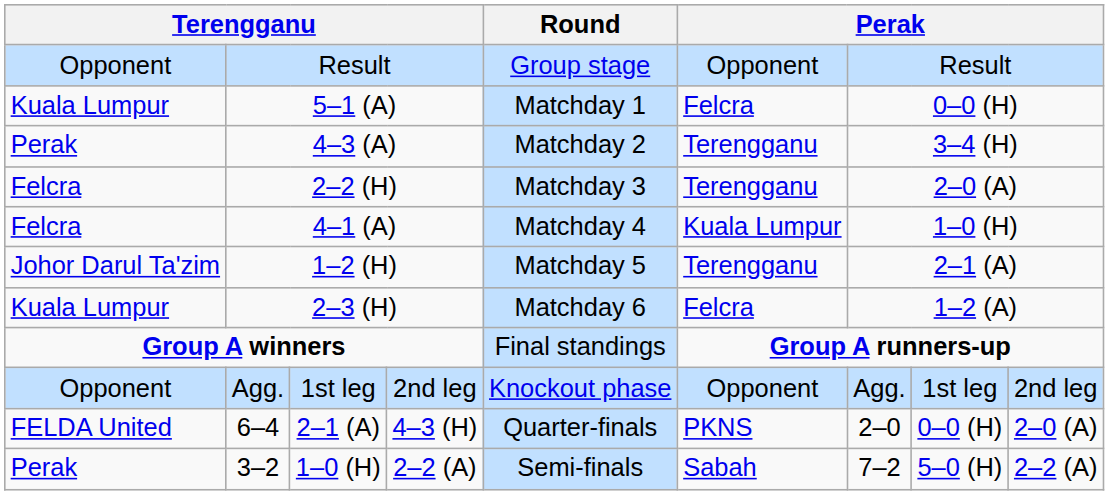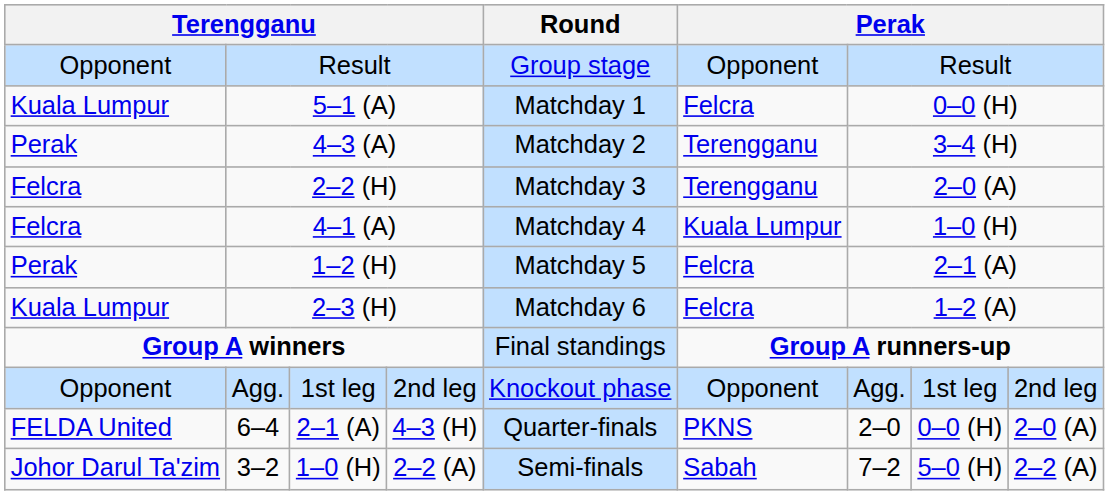(115, 266) Johor Darul Ta'zim -> (44, 266) Perak
(750, 266) Terengganu -> (719, 266) Felcra
(44, 468) Perak -> (115, 468) Johor Darul Ta'zim
